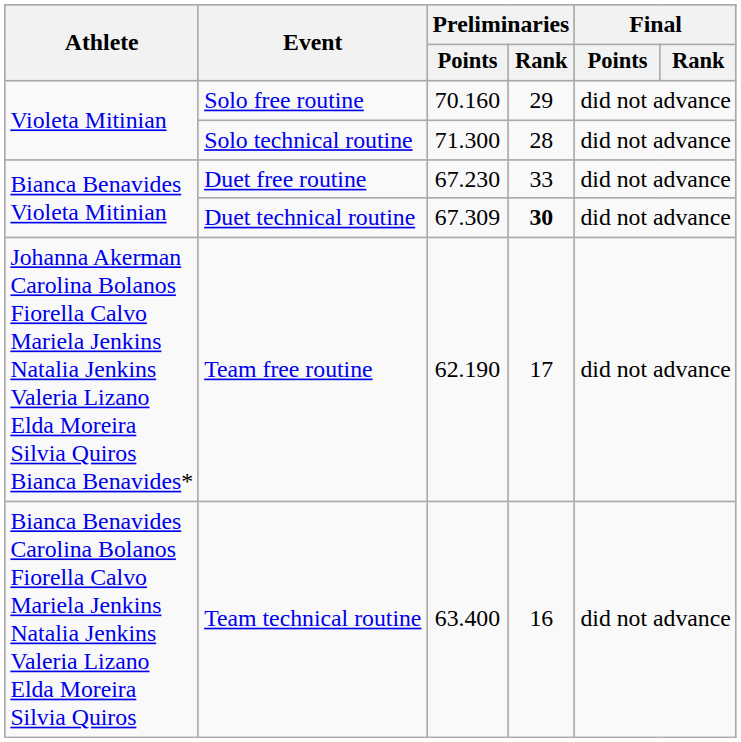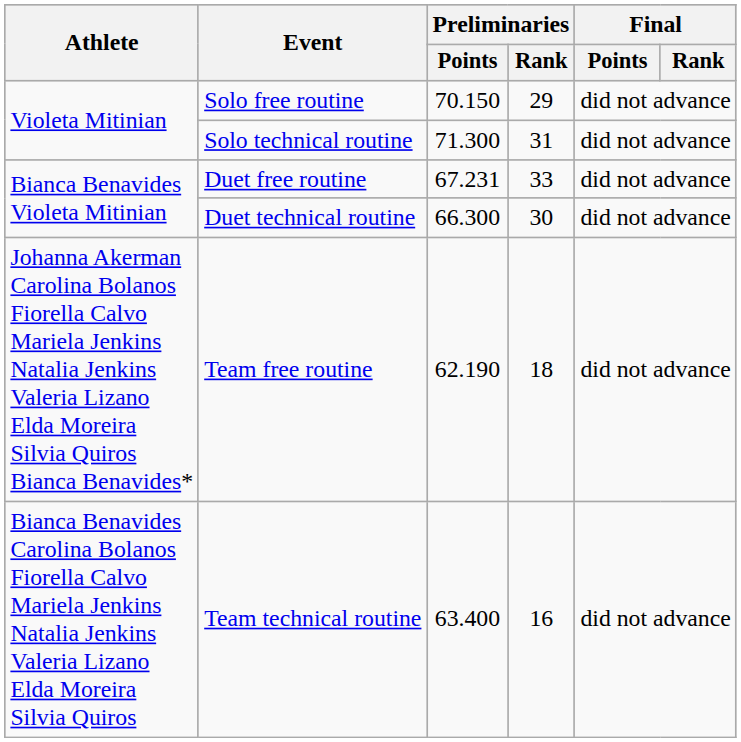(467, 100) 70.160 -> (467, 100) 70.150
(541, 139) 28 -> (541, 139) 31
(467, 179) 67.230 -> (467, 179) 67.231
(467, 218) 67.309 -> (467, 218) 66.300
(541, 218) bold -> (541, 218) normal
(541, 369) 17 -> (541, 369) 18
